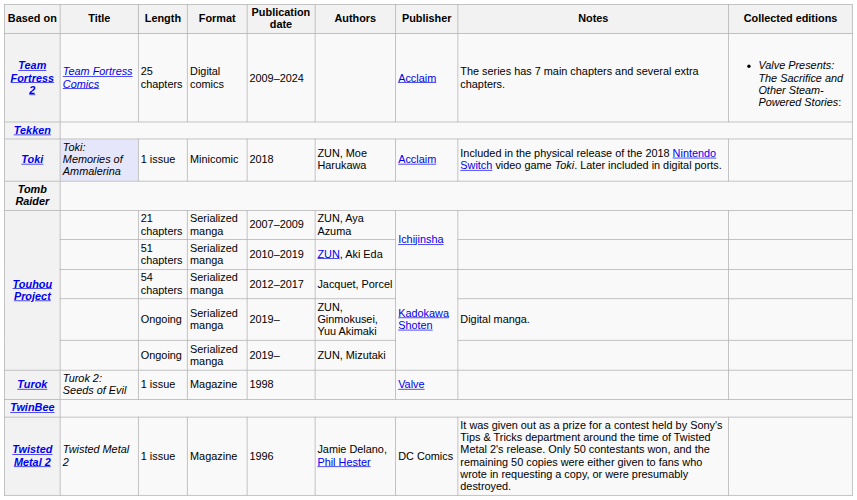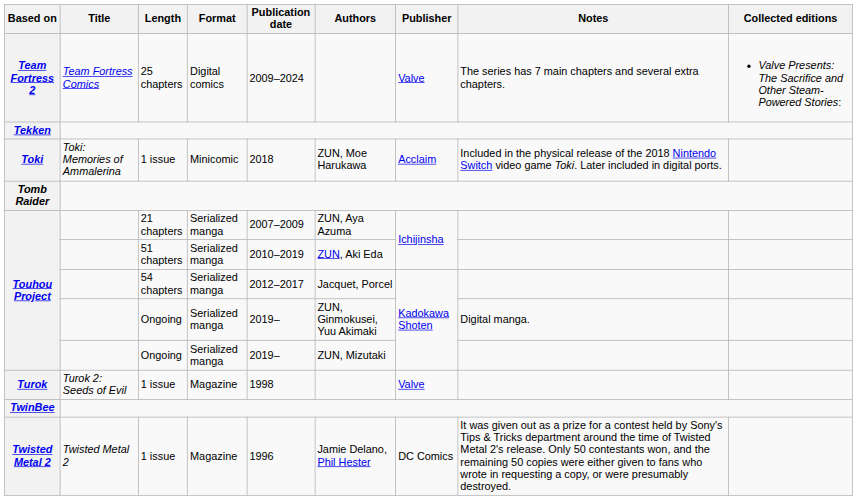(417, 77) Acclaim -> (411, 77) Valve
(93, 160) lavender background -> (93, 160) no background
